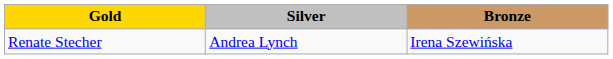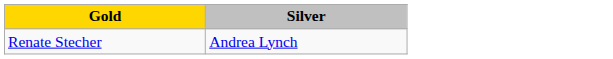- column: (507, 16)
